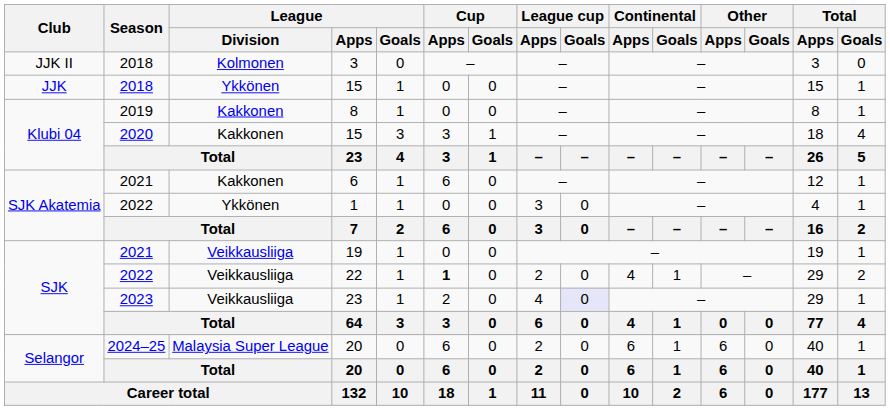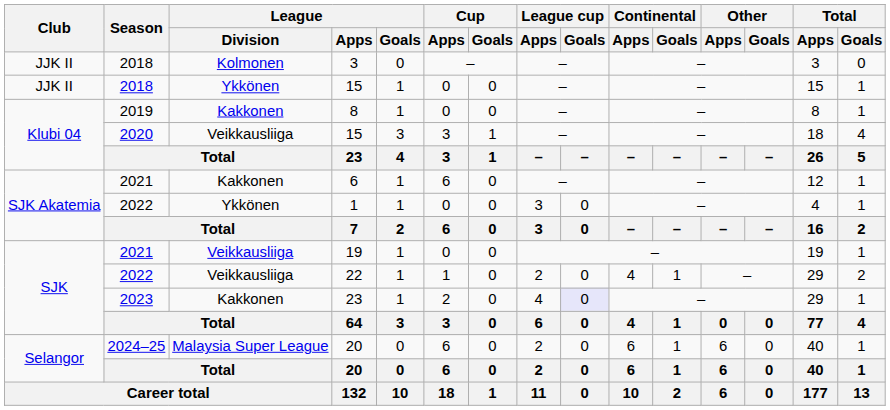(54, 87) JJK -> (54, 87) JJK II
(250, 134) Kakkonen -> (250, 134) Veikkausliiga
(446, 275) bold -> (446, 275) normal
(250, 299) Veikkausliiga -> (250, 299) Kakkonen
